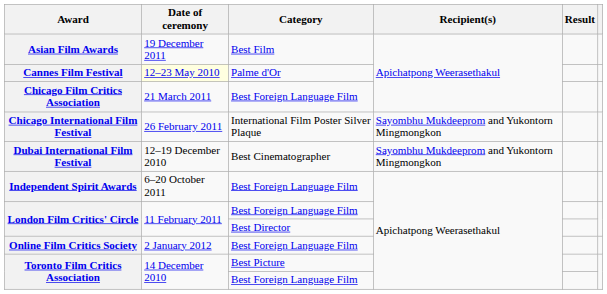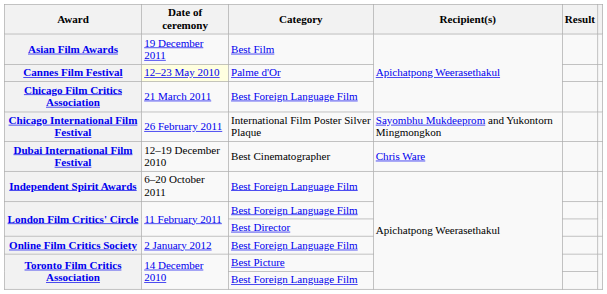(464, 156) Sayombhu Mukdeeprom and Yukontorn Mingmongkon -> (401, 156) Chris Ware
